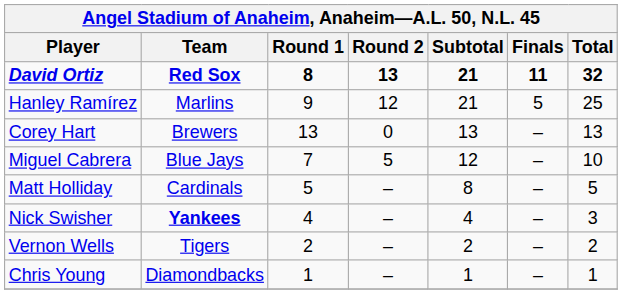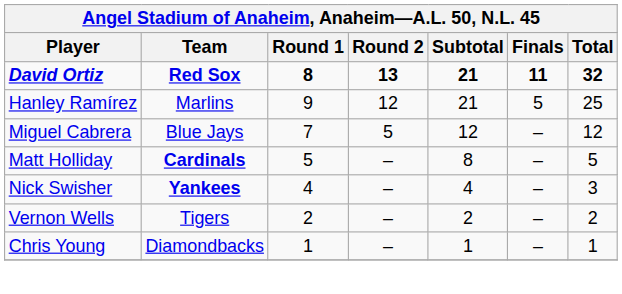- row: (52, 132)
(593, 160) 10 -> (593, 132) 12
(205, 189) normal -> (205, 160) bold
